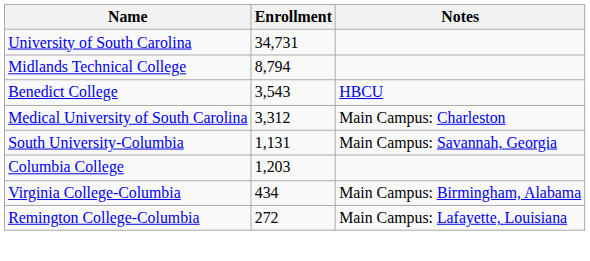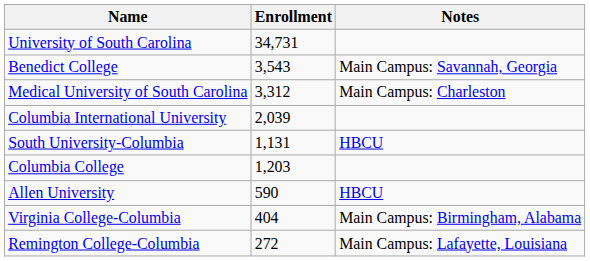- row: (97, 67)
(361, 92) HBCU -> (448, 67) Main Campus: Savannah, Georgia
+ row: (117, 117)
(448, 142) Main Campus: Savannah, Georgia -> (361, 142) HBCU
+ row: (61, 192)
(267, 192) 434 -> (267, 218) 404
